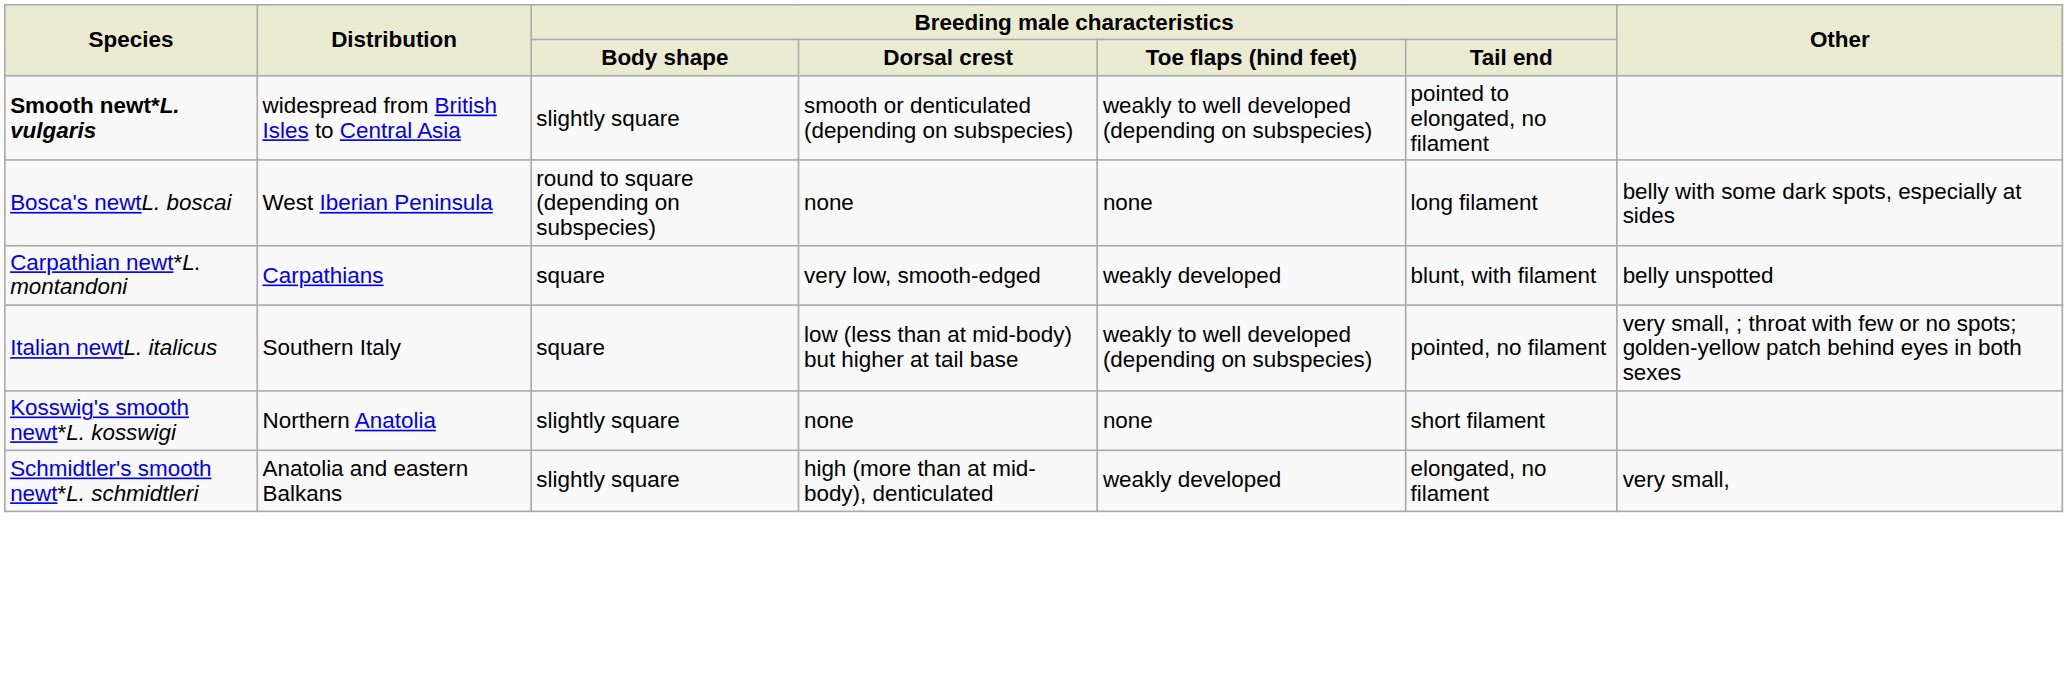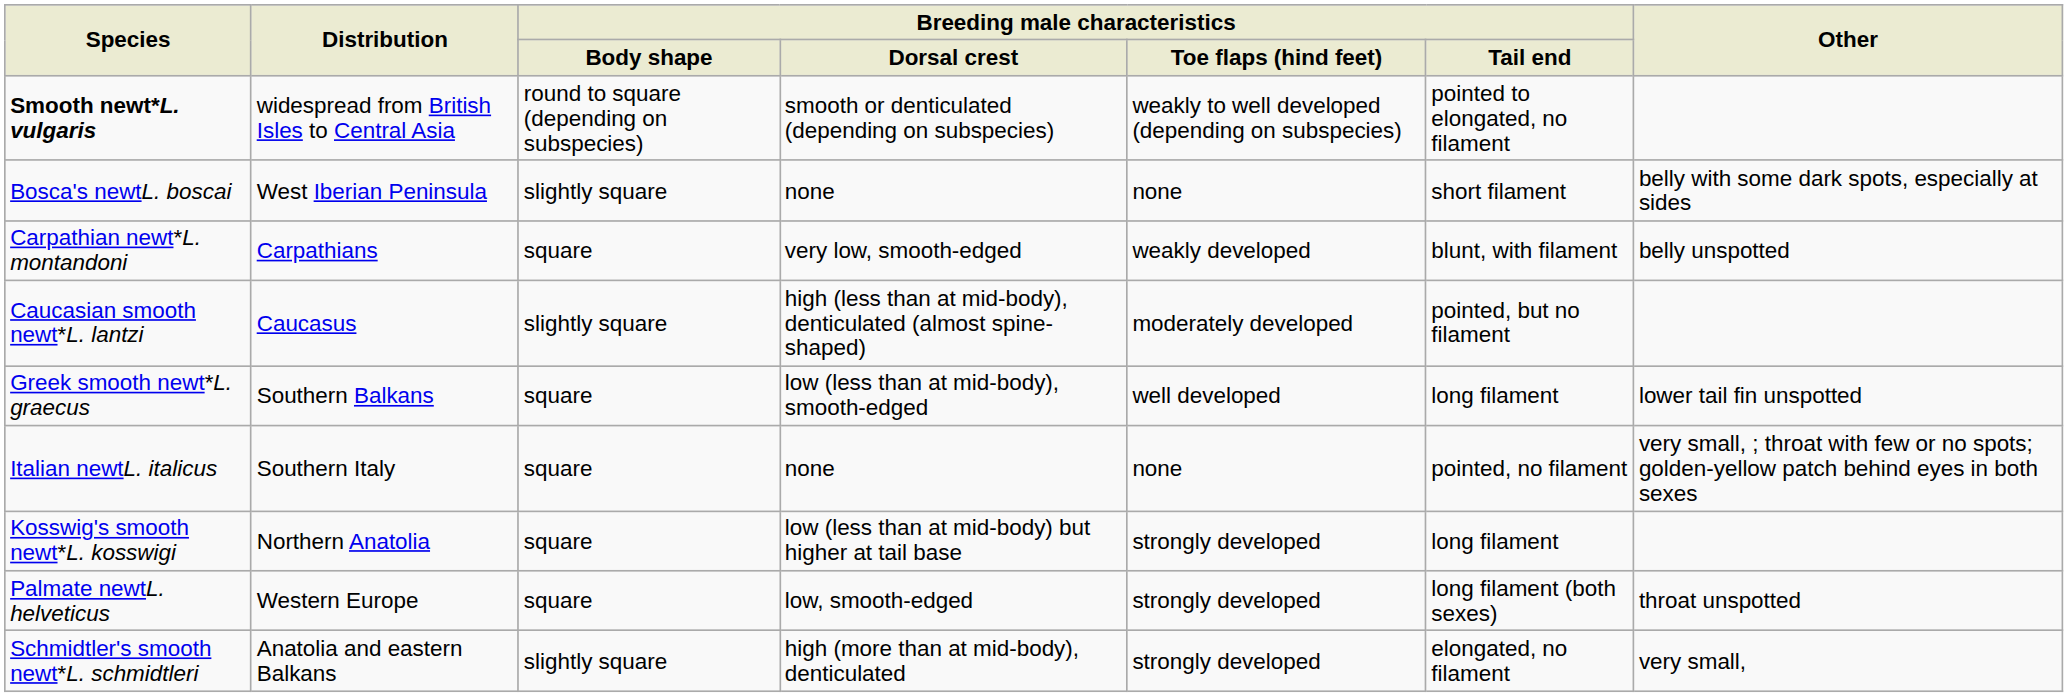(608, 118) slightly square -> (602, 118) round to square (depending on subspecies)
(615, 203) round to square (depending on subspecies) -> (596, 191) slightly square
(1474, 203) long filament -> (1499, 191) short filament
+ row: (103, 323)
+ row: (121, 396)
(938, 348) low (less than at mid-body) but higher at tail base -> (810, 468) none
(1238, 348) weakly to well developed (depending on subspecies) -> (1157, 468) none
(608, 420) slightly square -> (558, 541) square
(829, 420) none -> (938, 541) low (less than at mid-body) but higher at tail base
(1128, 420) none -> (1227, 541) strongly developed
(1478, 420) short filament -> (1495, 541) long filament
+ row: (87, 601)
(1192, 480) weakly developed -> (1227, 661) strongly developed
